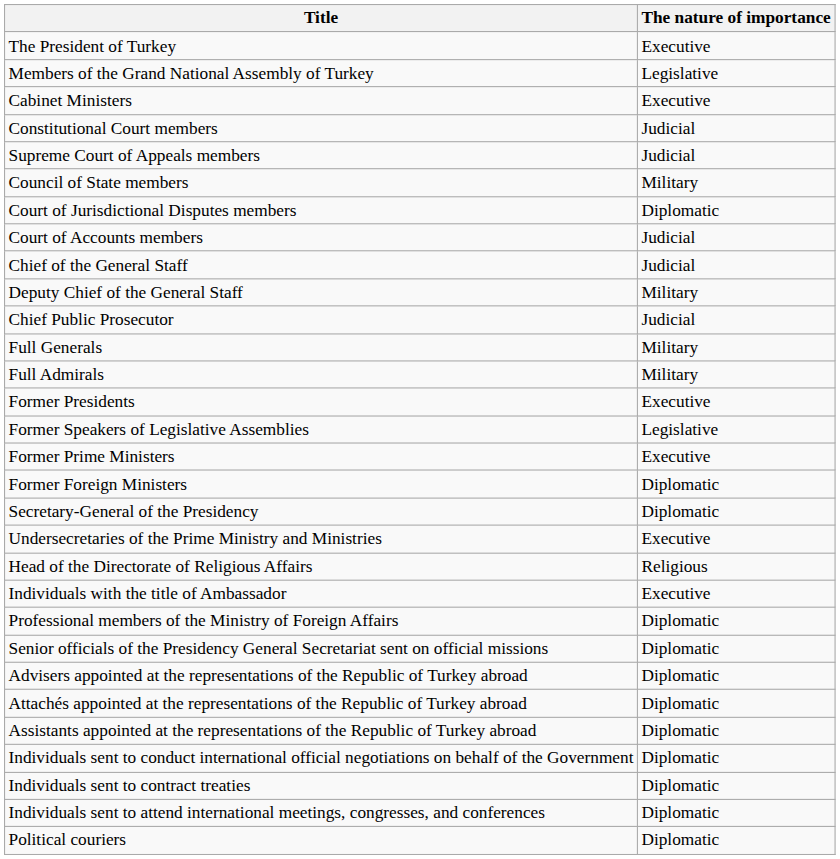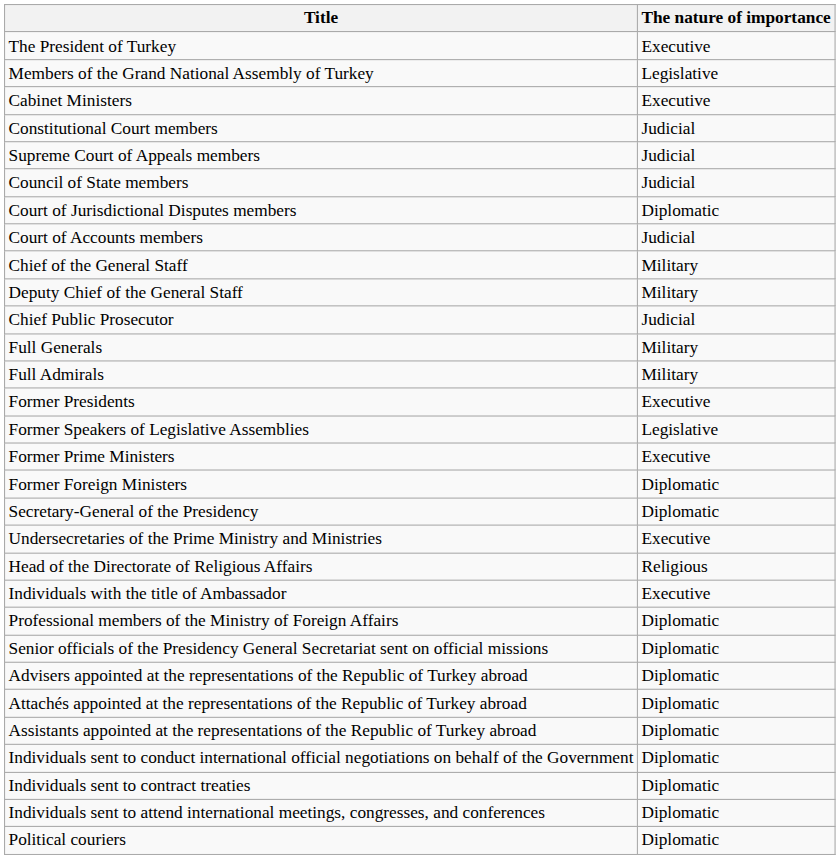(670, 182) Military -> (668, 182) Judicial
(668, 264) Judicial -> (670, 264) Military
